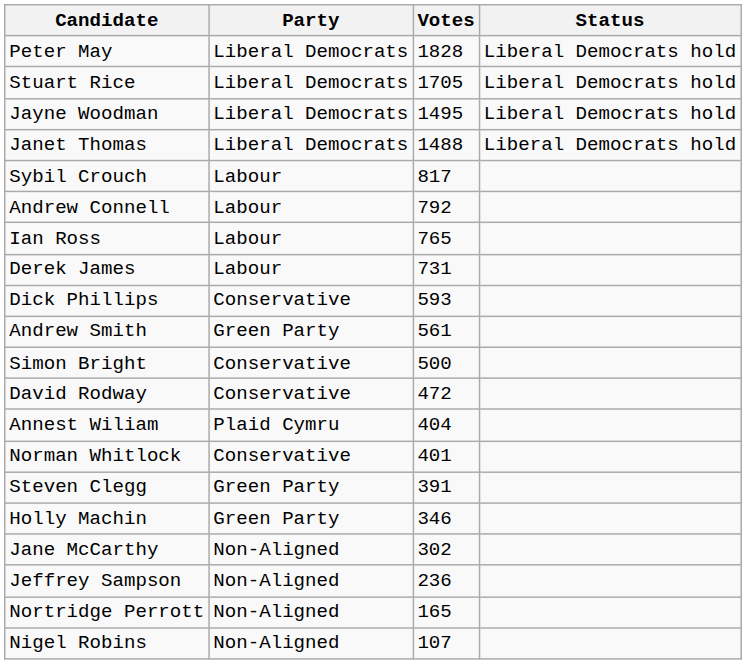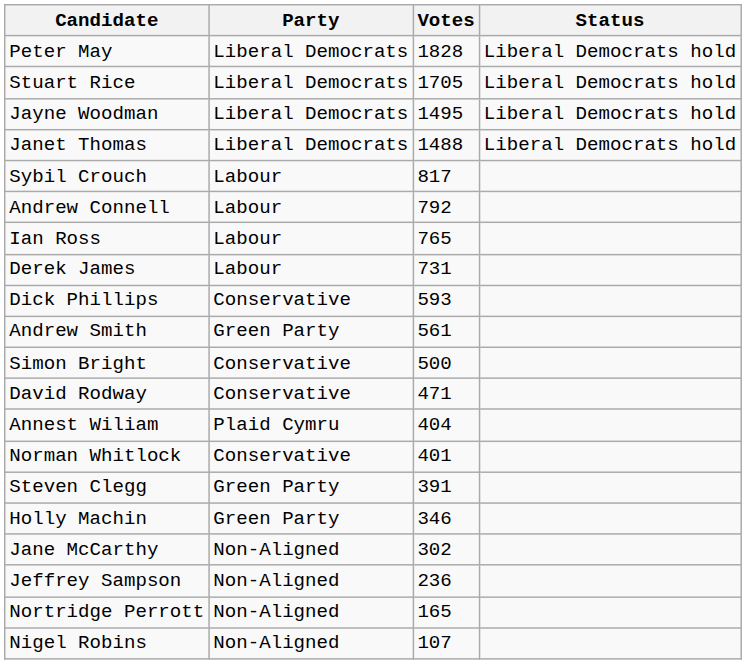(435, 394) 472 -> (435, 394) 471
